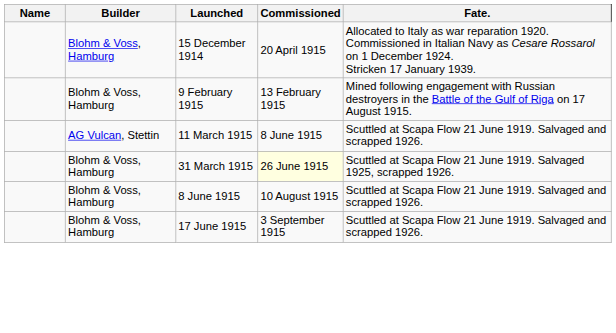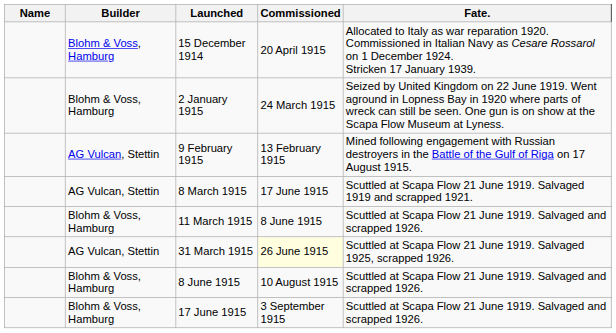+ row: (203, 105)
(105, 99) Blohm & Voss, Hamburg -> (114, 154) AG Vulcan, Stettin
+ row: (213, 191)
(114, 135) AG Vulcan, Stettin -> (105, 221) Blohm & Voss, Hamburg
(105, 166) Blohm & Voss, Hamburg -> (114, 252) AG Vulcan, Stettin
